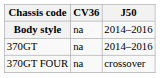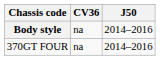- row: (22, 47)
(125, 64) crossover -> (128, 47) 2014–2016
